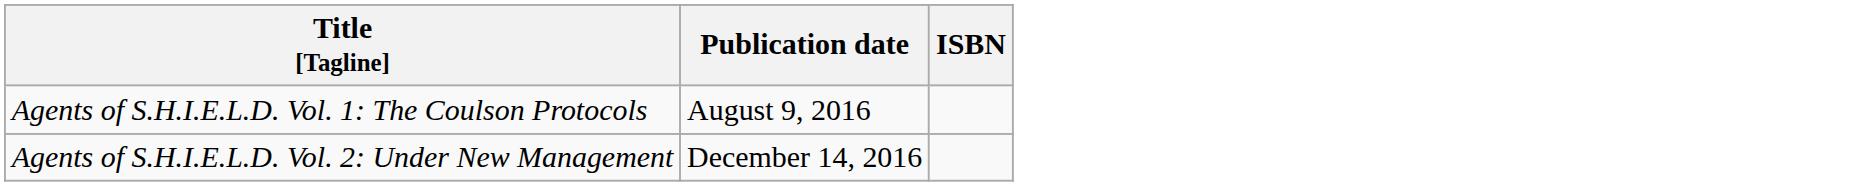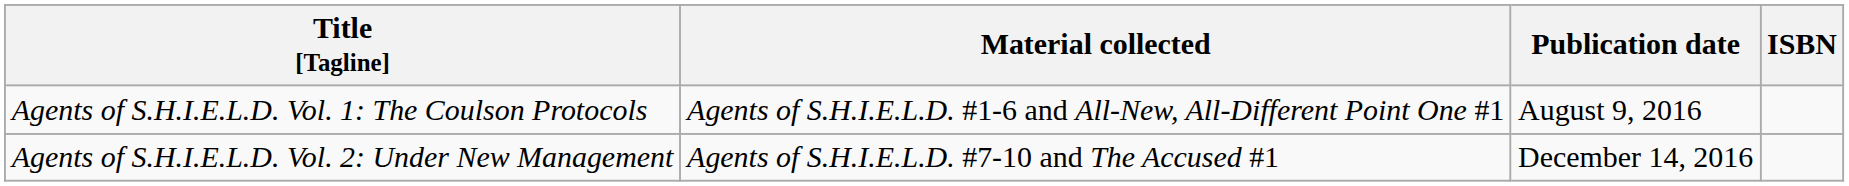+ column: (1096, 45)
